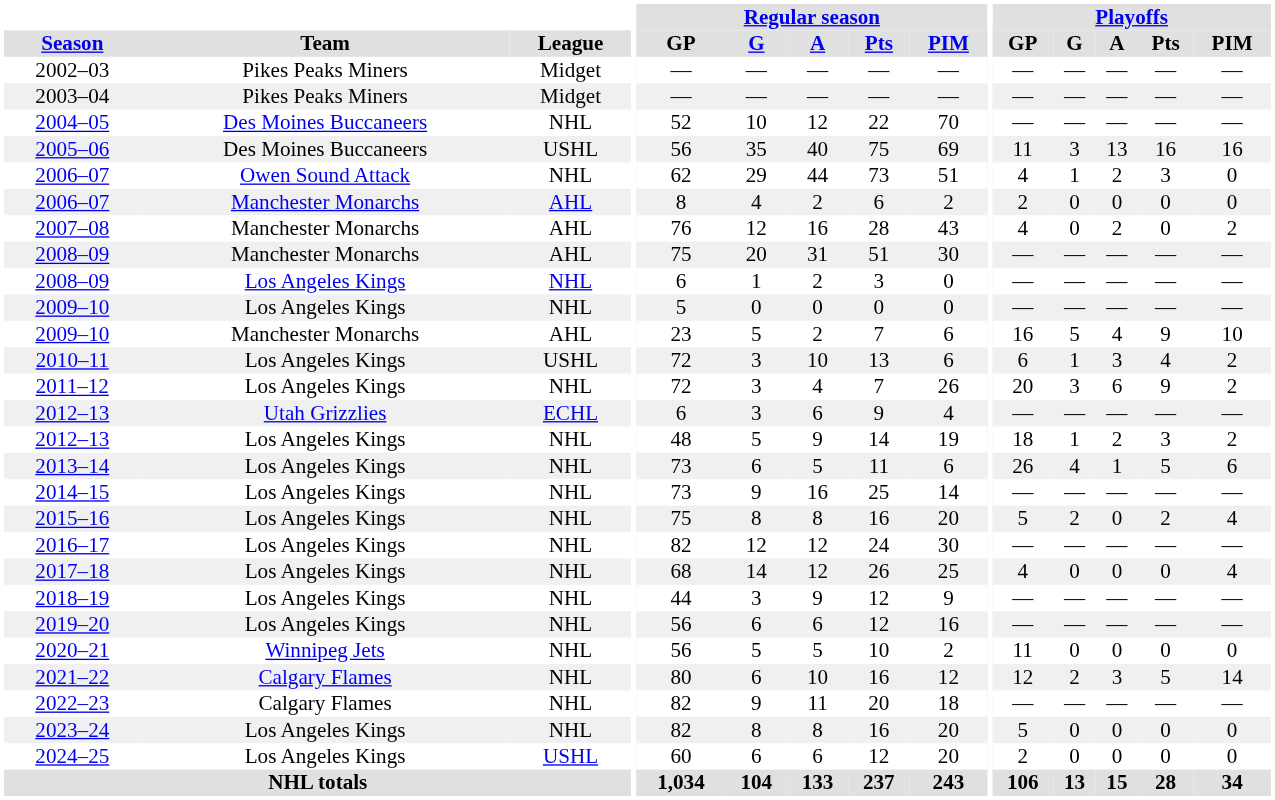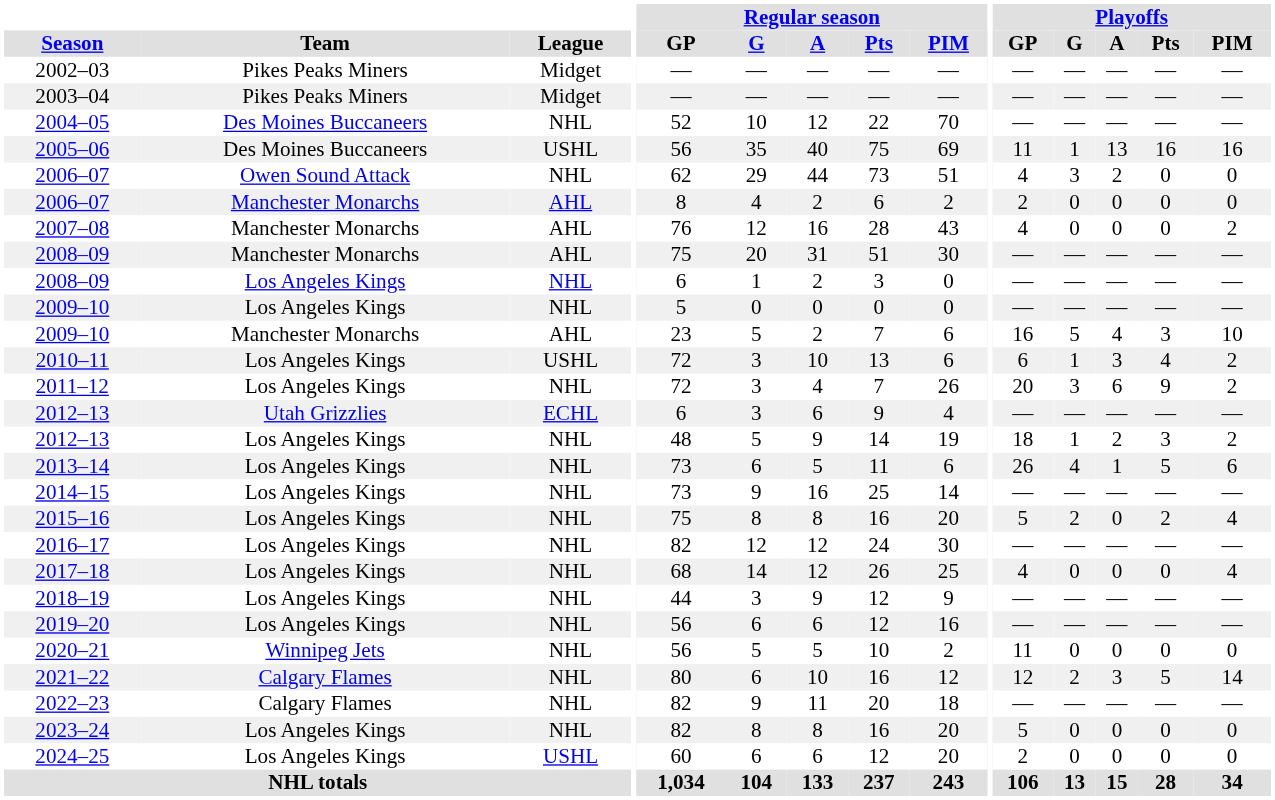(1075, 149) 3 -> (1075, 149) 1
(1075, 175) 1 -> (1075, 175) 3
(1166, 175) 3 -> (1166, 175) 0
(1117, 228) 2 -> (1117, 228) 0
(1166, 333) 9 -> (1166, 333) 3
